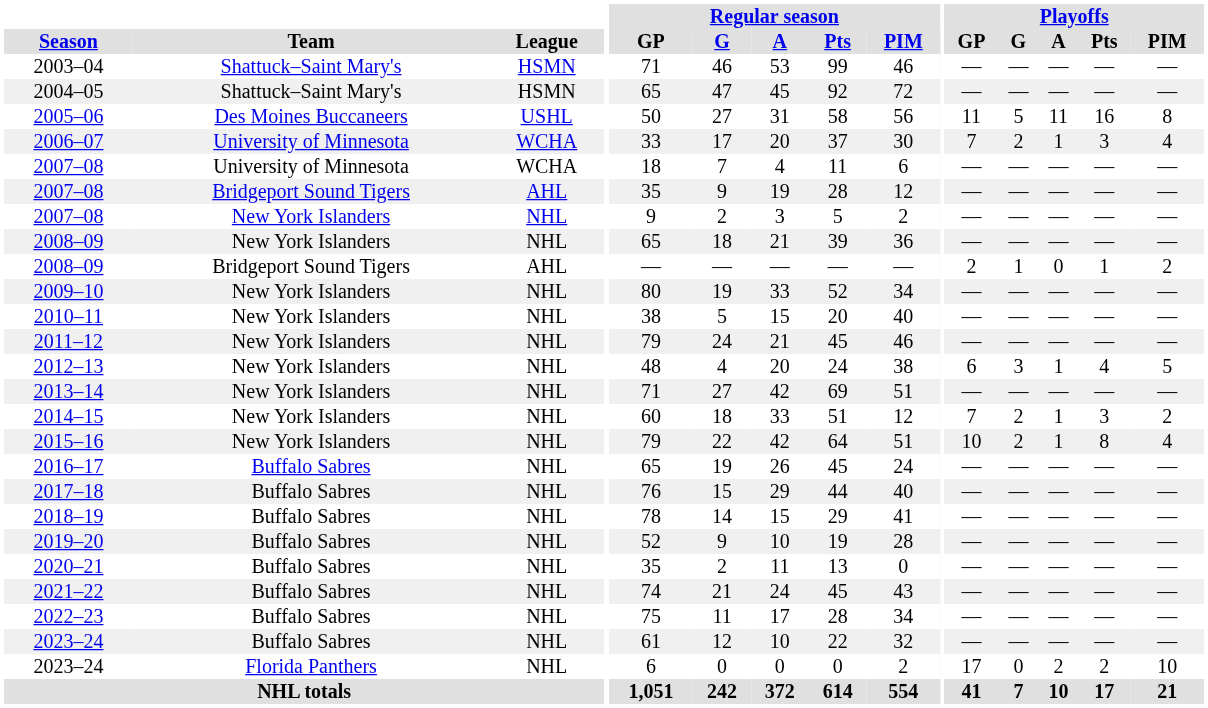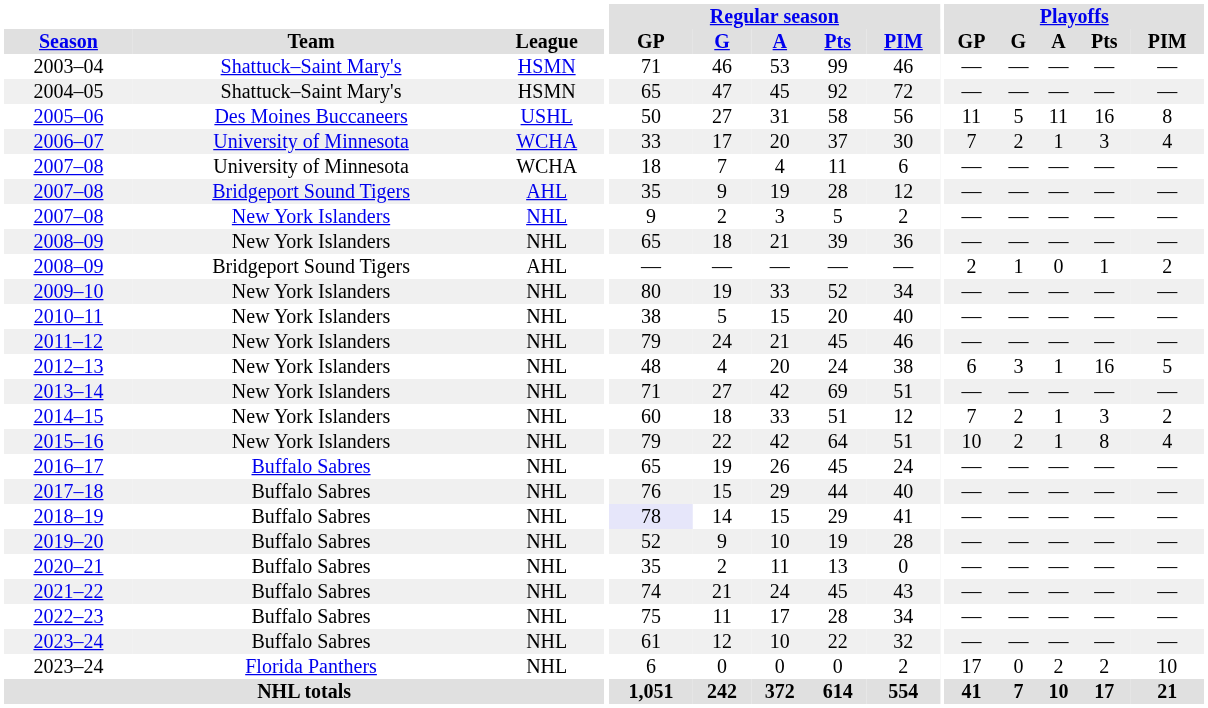(1104, 366) 4 -> (1104, 366) 16
(651, 516) no background -> (651, 516) lavender background
